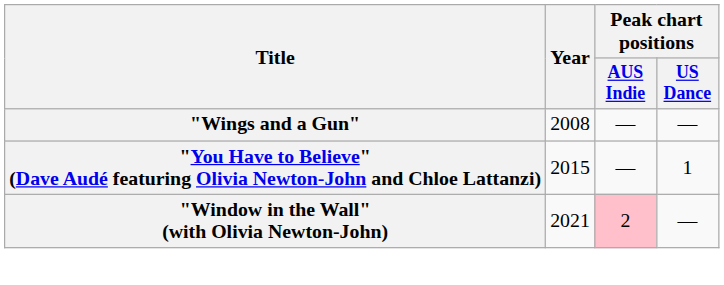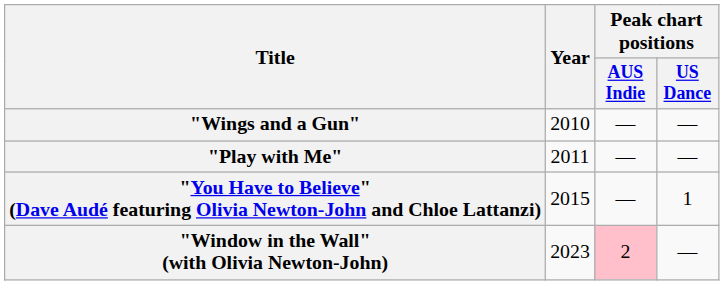(570, 124) 2008 -> (570, 124) 2010
+ row: (275, 156)
(570, 220) 2021 -> (570, 252) 2023
